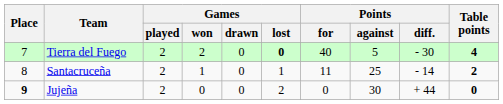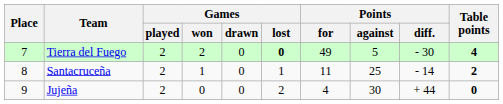(326, 52) 40 -> (326, 52) 49
(24, 90) bold -> (24, 90) normal
(326, 90) 0 -> (326, 90) 4
